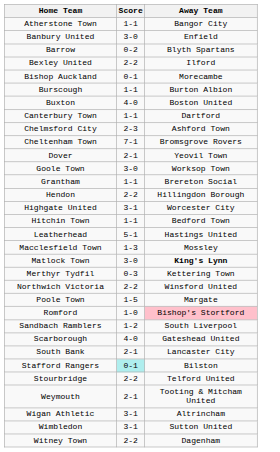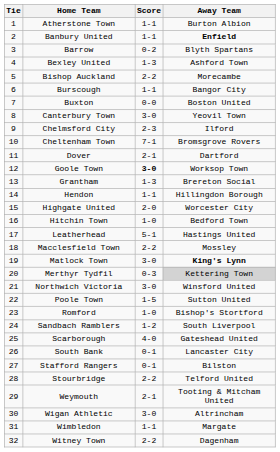+ column: (13, 11)
(201, 24) Bangor City -> (219, 24) Burton Albion
(131, 37) 3-0 -> (149, 37) 1-1
(201, 37) normal -> (219, 37) bold
(131, 63) 2-2 -> (149, 63) 1-3
(201, 63) Ilford -> (219, 63) Ashford Town
(131, 77) 0-1 -> (149, 77) 2-2
(201, 90) Burton Albion -> (219, 90) Bangor City
(131, 103) 4-0 -> (149, 103) 0-0
(131, 116) 1-1 -> (149, 116) 3-0
(201, 116) Dartford -> (219, 116) Yeovil Town
(201, 129) Ashford Town -> (219, 129) Ilford
(201, 155) Yeovil Town -> (219, 155) Dartford
(131, 169) normal -> (149, 169) bold
(131, 182) 1-1 -> (149, 182) 1-3
(131, 195) 2-2 -> (149, 195) 1-1
(131, 208) 3-1 -> (149, 208) 2-0
(131, 221) 1-1 -> (149, 221) 1-0
(131, 247) 1-3 -> (149, 247) 2-2
(201, 274) no background -> (219, 274) lightgrey background
(131, 287) 2-2 -> (149, 287) 3-0
(201, 300) Margate -> (219, 300) Sutton United
(201, 313) pink background -> (219, 313) no background
(131, 352) 2-1 -> (149, 352) 0-1
(131, 366) paleturquoise background -> (149, 366) no background
(131, 414) 3-1 -> (149, 414) 3-0
(131, 427) 3-1 -> (149, 427) 1-1
(201, 427) Sutton United -> (219, 427) Margate
